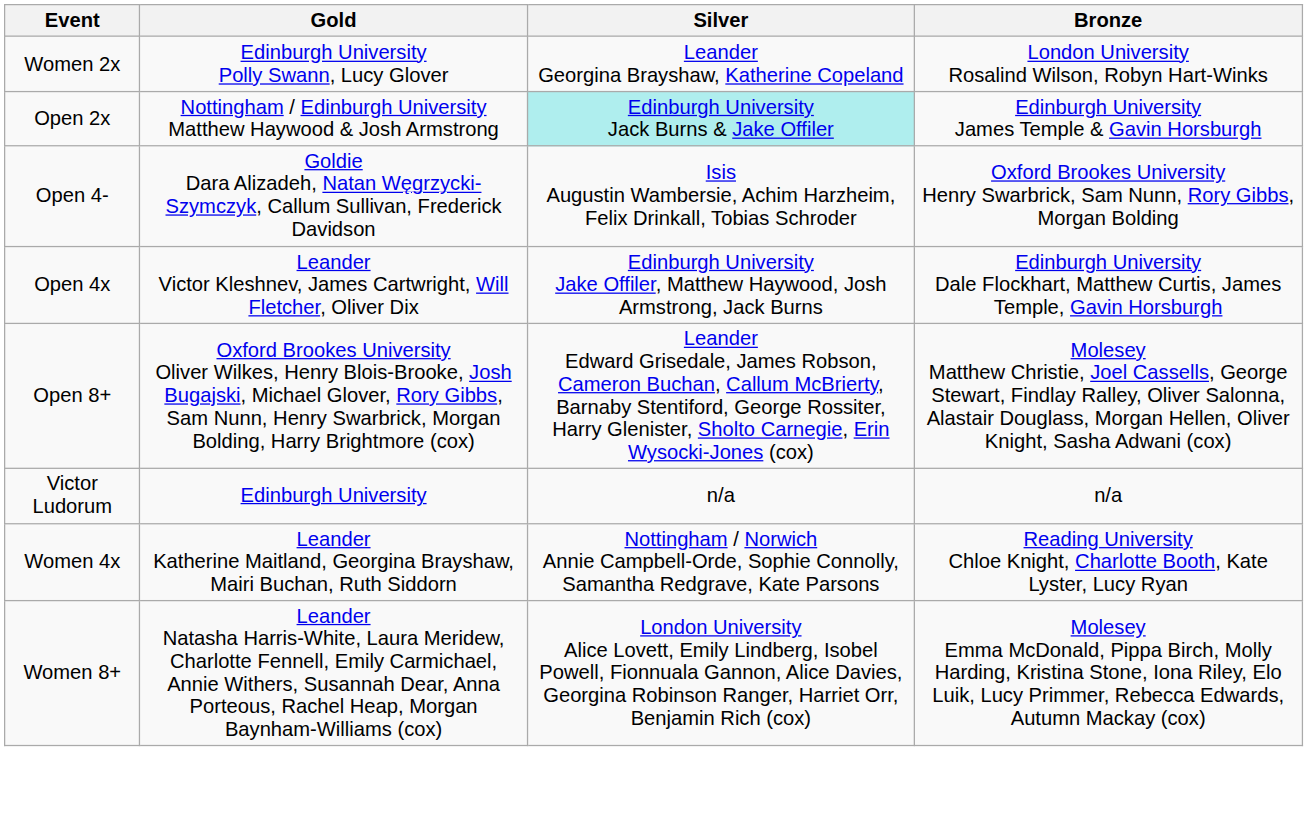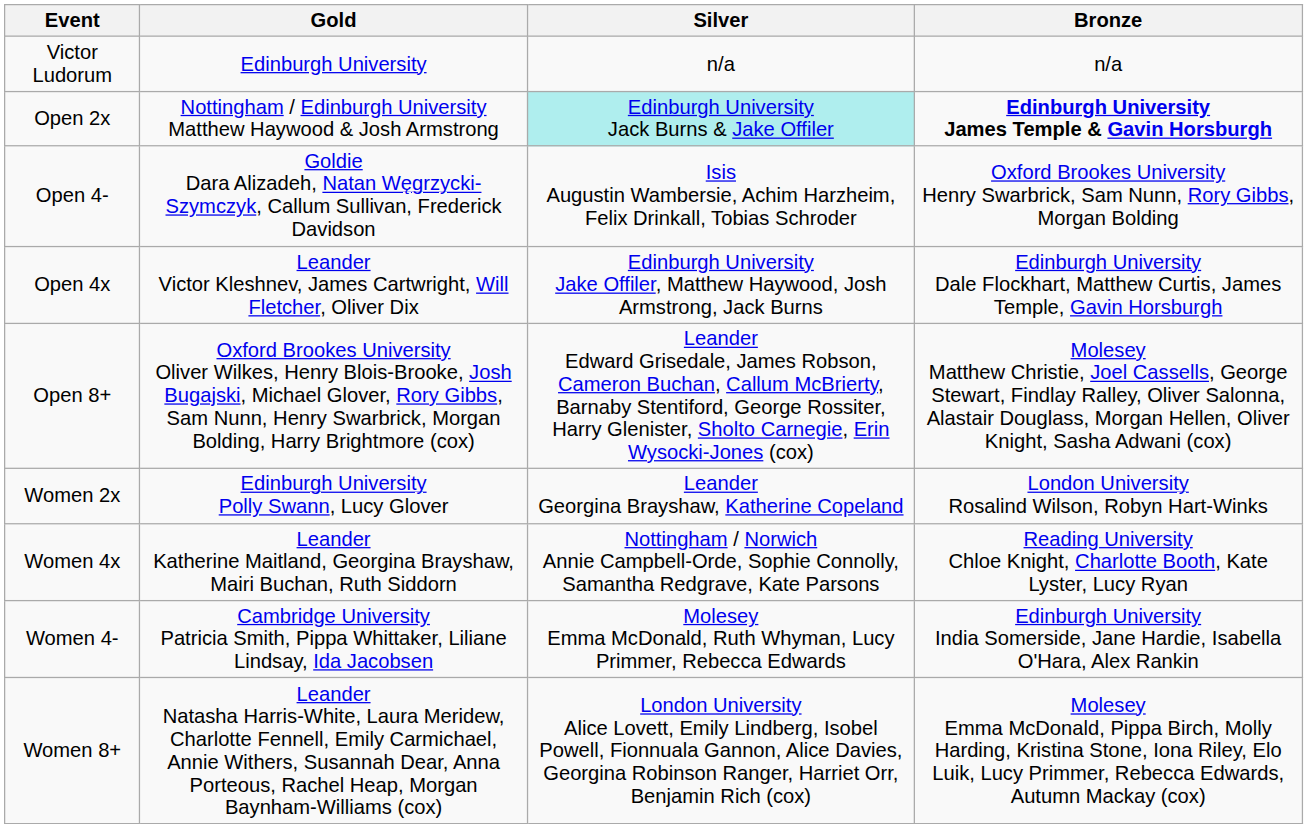rows swapped: (72, 495) <-> (72, 63)
(1108, 118) normal -> (1108, 118) bold
+ row: (72, 639)
